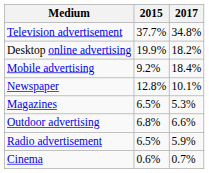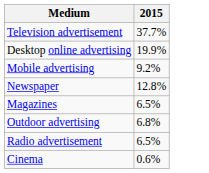- column: (186, 13)
